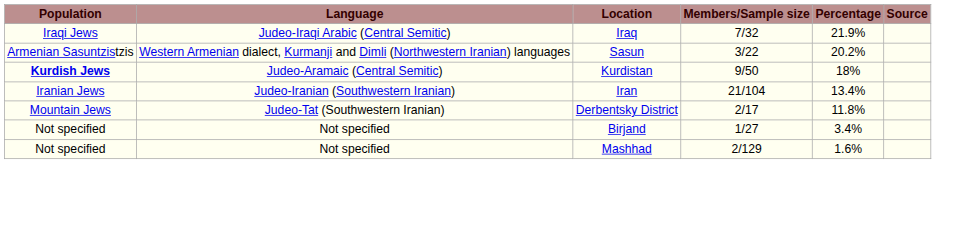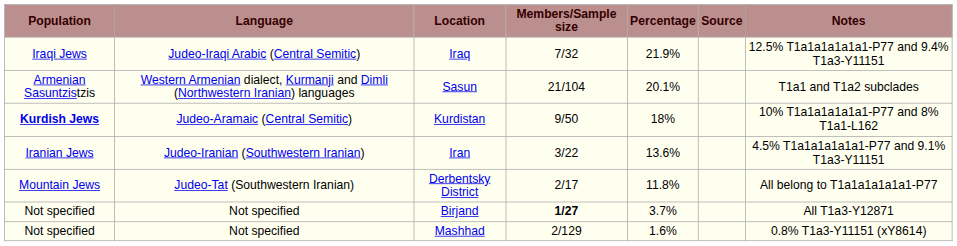+ column: (849, 20)
(747, 52) 3/22 -> (566, 86) 21/104
(848, 52) 20.2% -> (663, 86) 20.1%
(747, 91) 21/104 -> (566, 152) 3/22
(848, 91) 13.4% -> (663, 152) 13.6%
(747, 129) normal -> (566, 211) bold
(848, 129) 3.4% -> (663, 211) 3.7%
